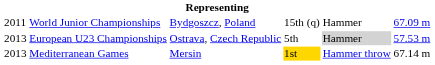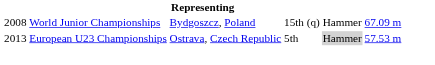(15, 22) 2011 -> (15, 22) 2008
- row: (79, 53)
